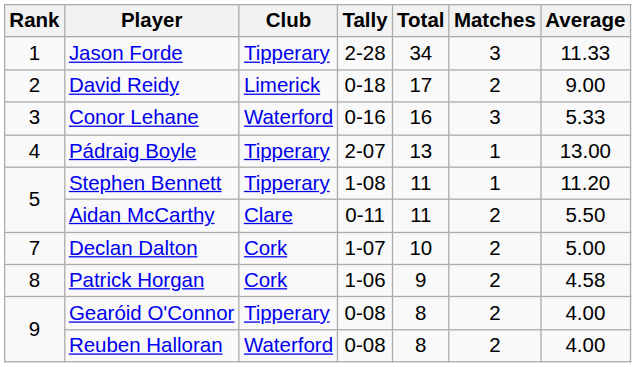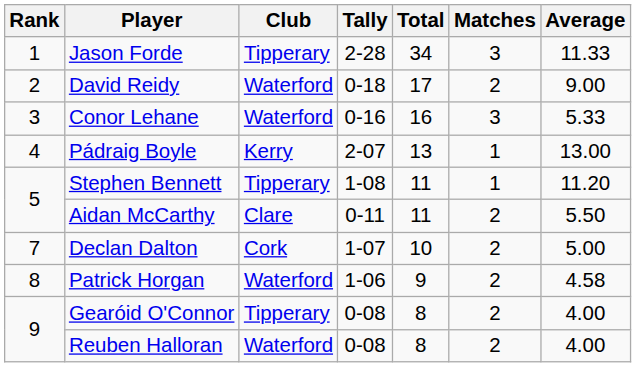(282, 85) Limerick -> (288, 85) Waterford
(287, 150) Tipperary -> (268, 150) Kerry
(265, 280) Cork -> (288, 280) Waterford
